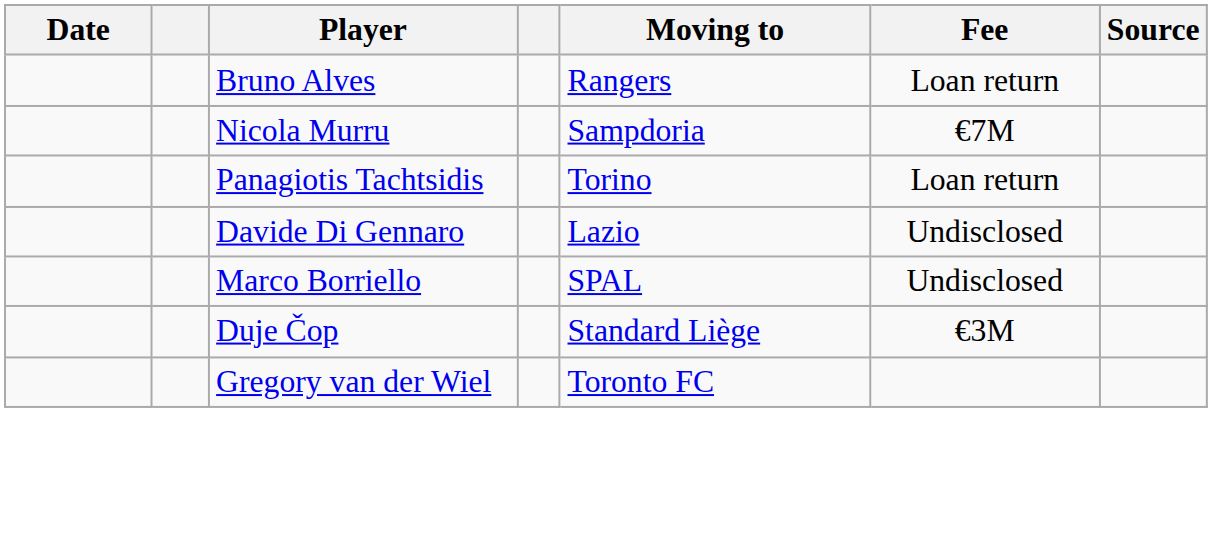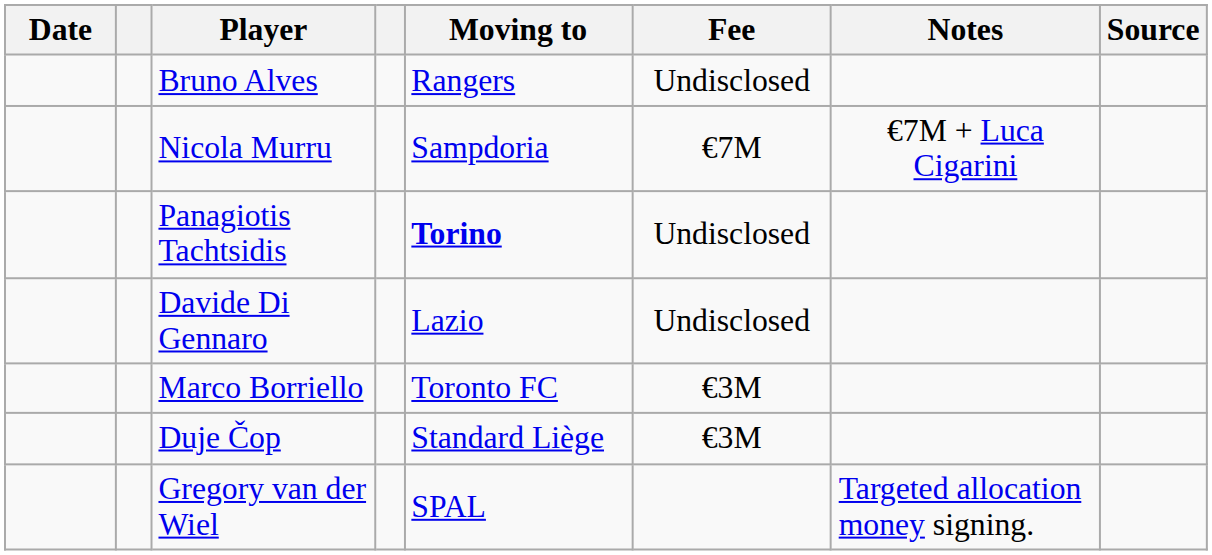+ column: (965, 29)
(985, 79) Loan return -> (732, 79) Undisclosed
(610, 180) normal -> (457, 233) bold
(985, 180) Loan return -> (732, 233) Undisclosed
(605, 280) SPAL -> (485, 387) Toronto FC
(985, 280) Undisclosed -> (732, 387) €3M
(641, 381) Toronto FC -> (449, 506) SPAL
